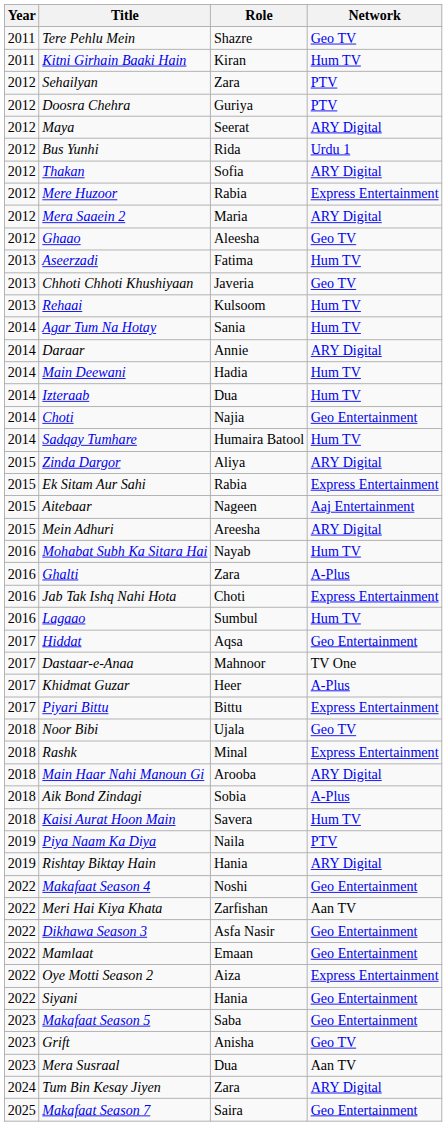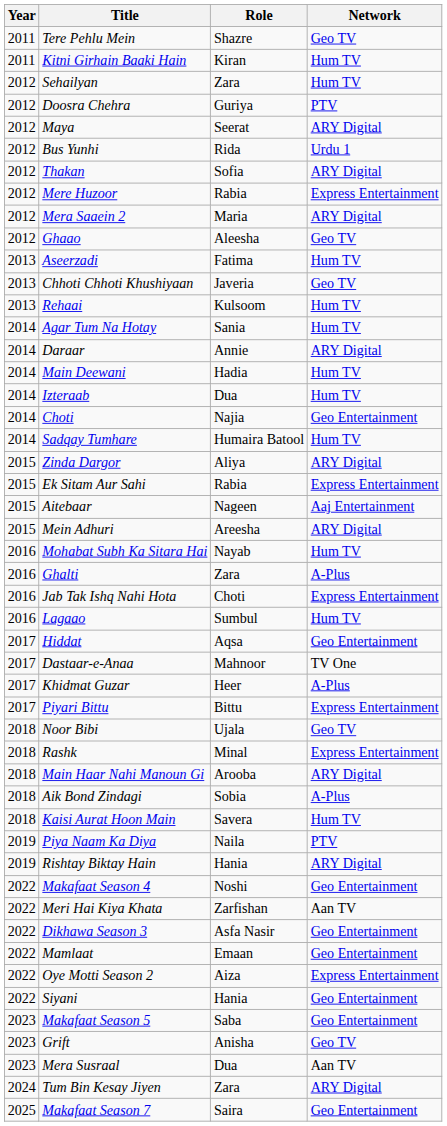(324, 82) PTV -> (336, 82) Hum TV
